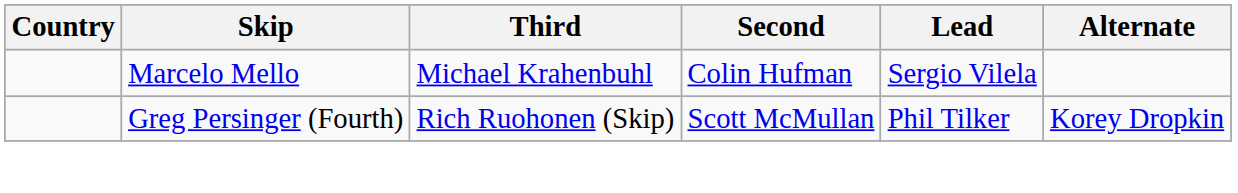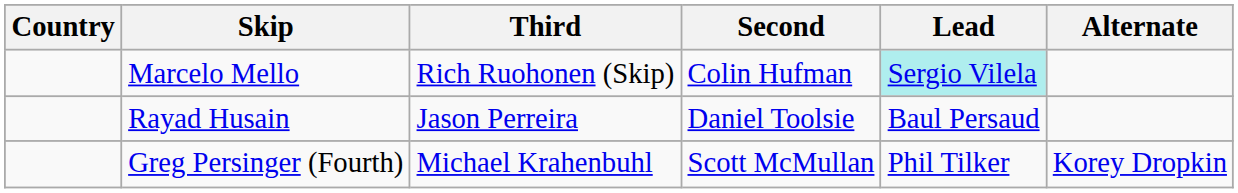(535, 72) Michael Krahenbuhl -> (545, 72) Rich Ruohonen (Skip)
(962, 72) no background -> (962, 72) paleturquoise background
+ row: (209, 118)
(545, 118) Rich Ruohonen (Skip) -> (535, 163) Michael Krahenbuhl
